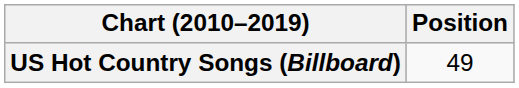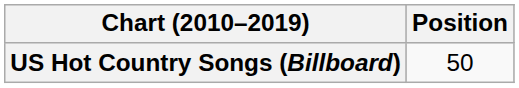(460, 62) 49 -> (460, 62) 50
